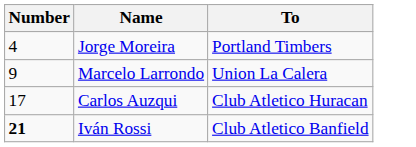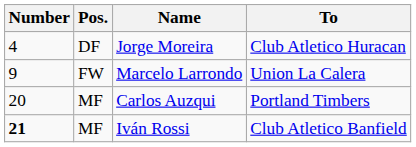+ column: (93, 18)
(272, 45) Portland Timbers -> (328, 45) Club Atletico Huracan
(17, 100) 17 -> (17, 100) 20
(290, 100) Club Atletico Huracan -> (310, 100) Portland Timbers
